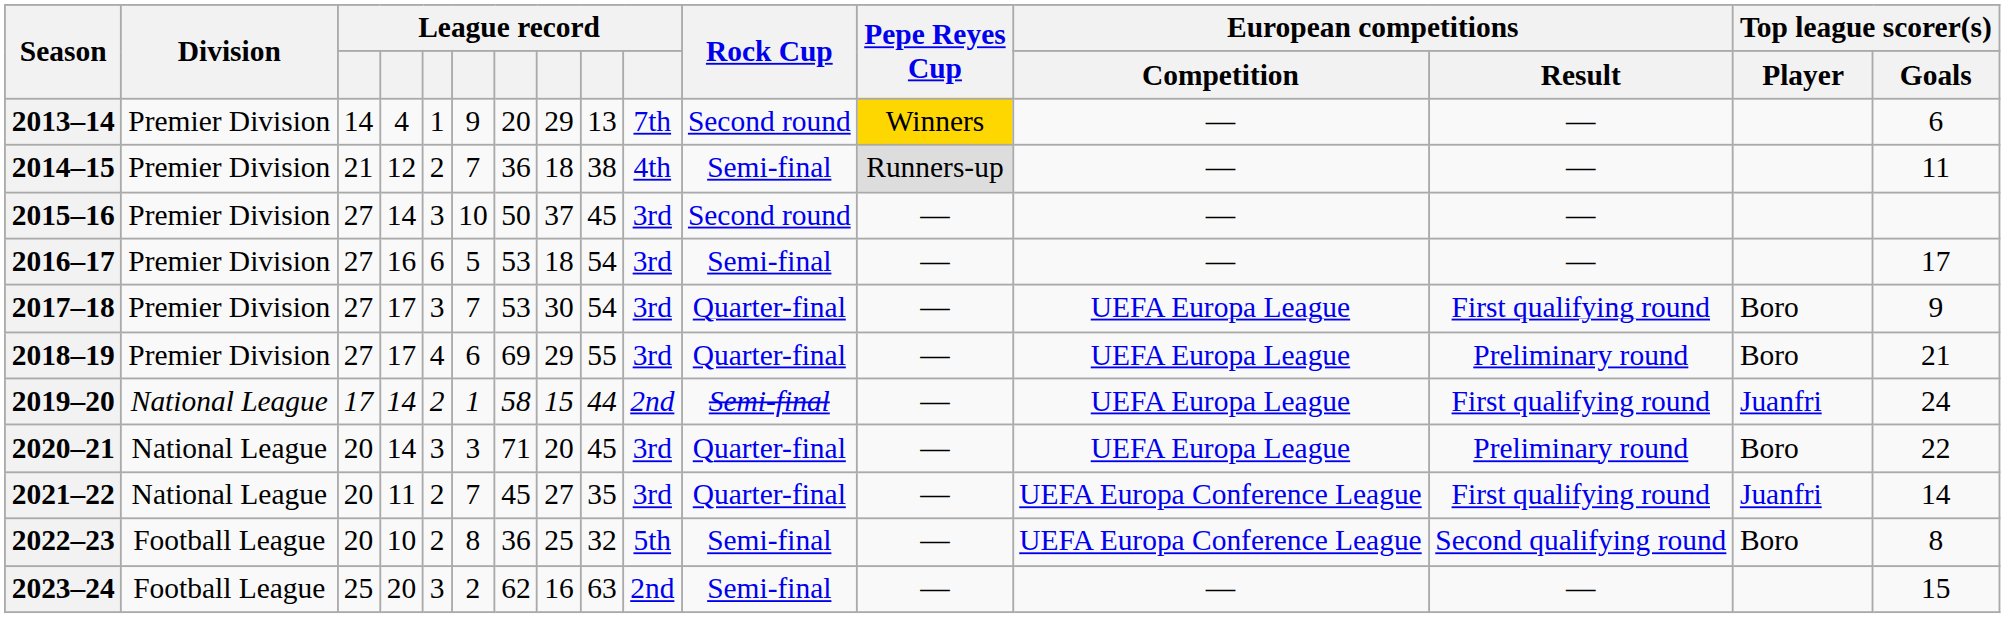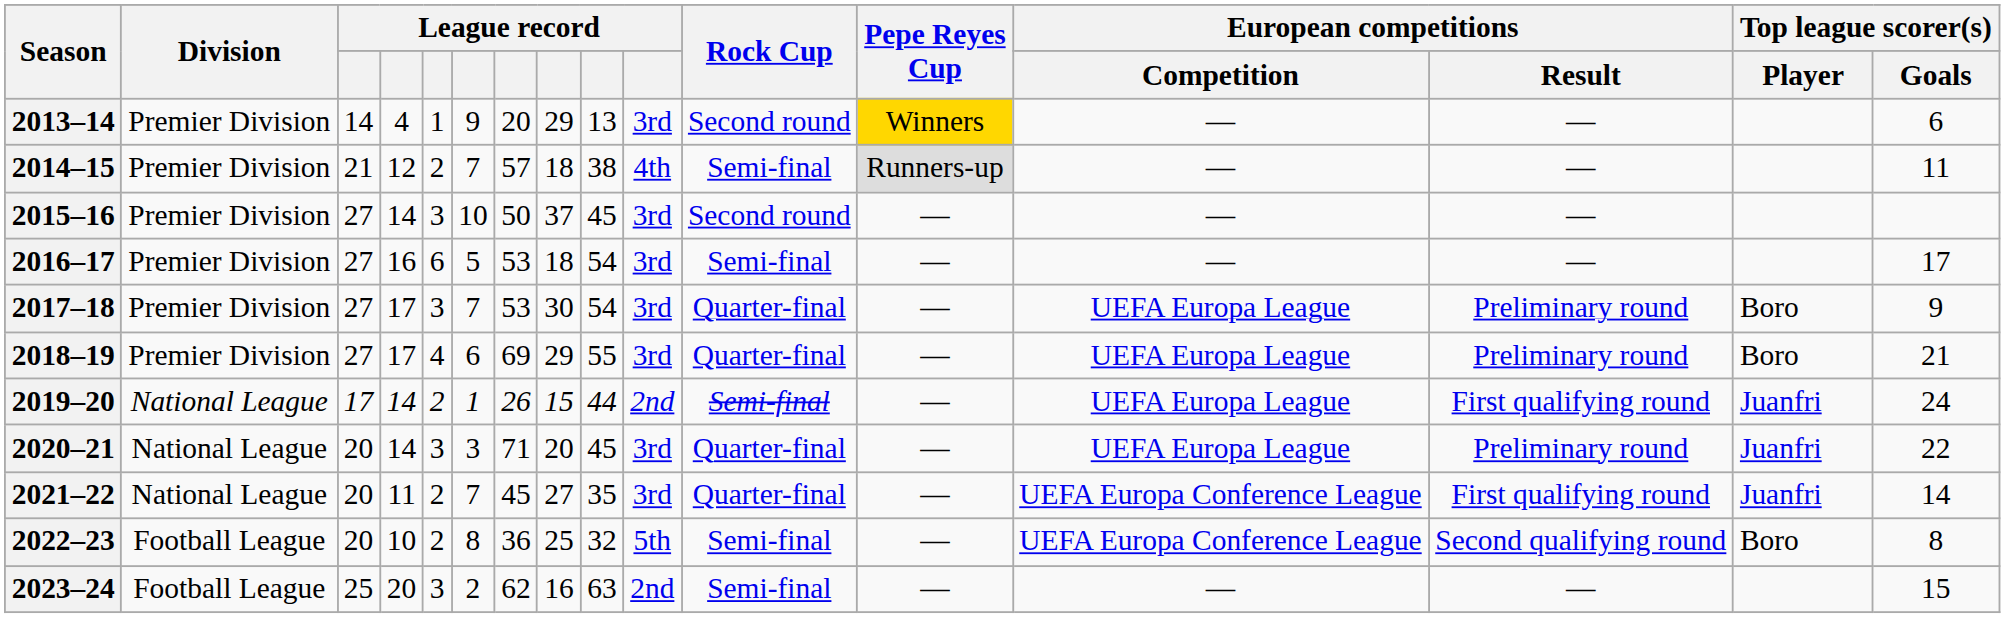(652, 121) 7th -> (652, 121) 3rd
(516, 167) 36 -> (516, 167) 57
(1581, 307) First qualifying round -> (1581, 307) Preliminary round
(516, 401) 58 -> (516, 401) 26
(1769, 448) Boro -> (1781, 448) Juanfri
